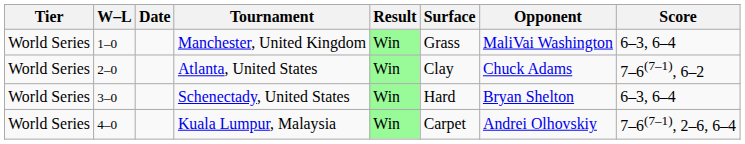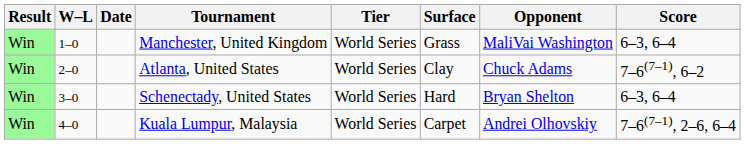columns swapped: (395, 17) <-> (49, 17)
